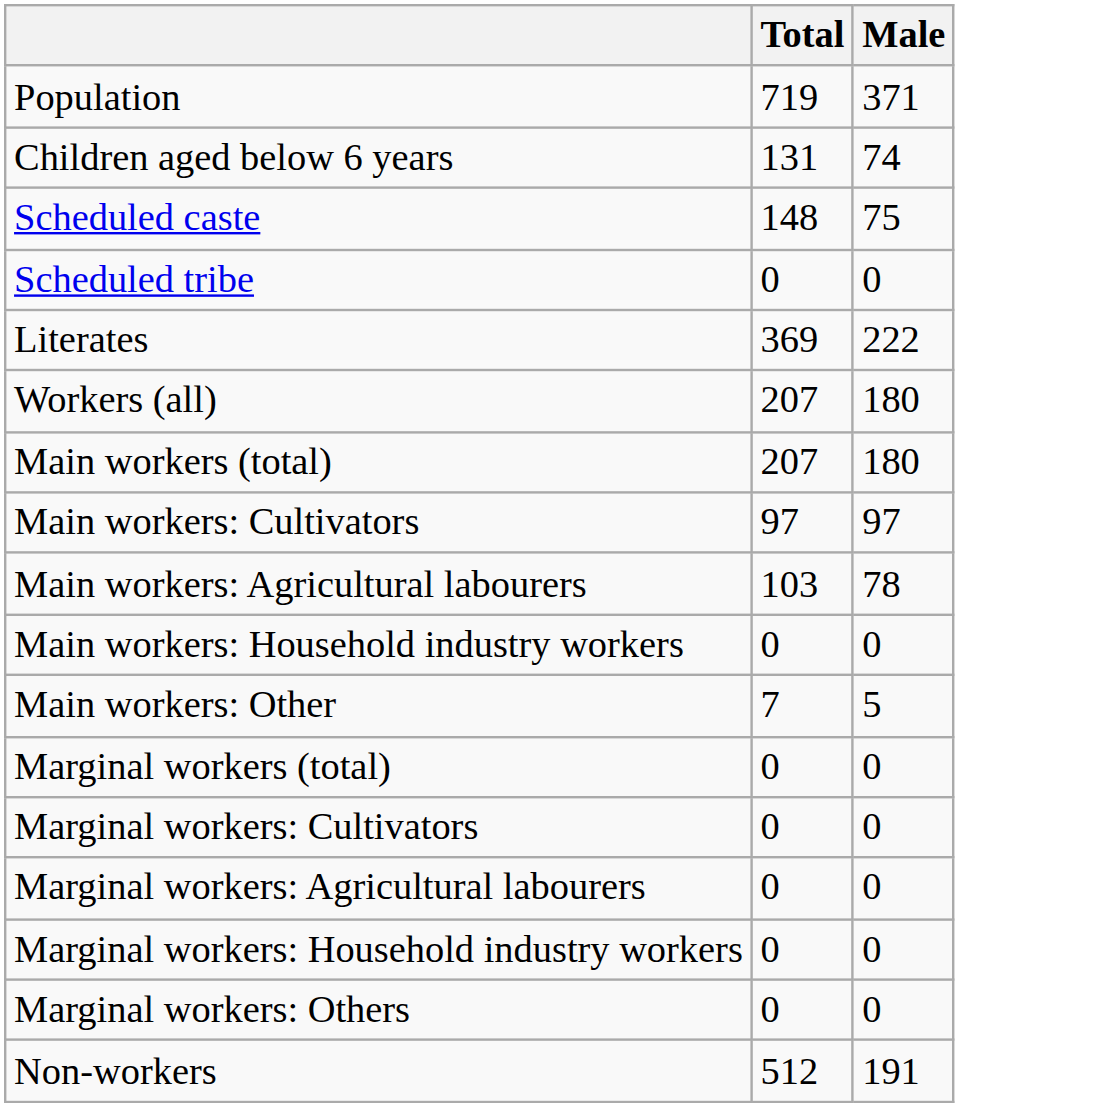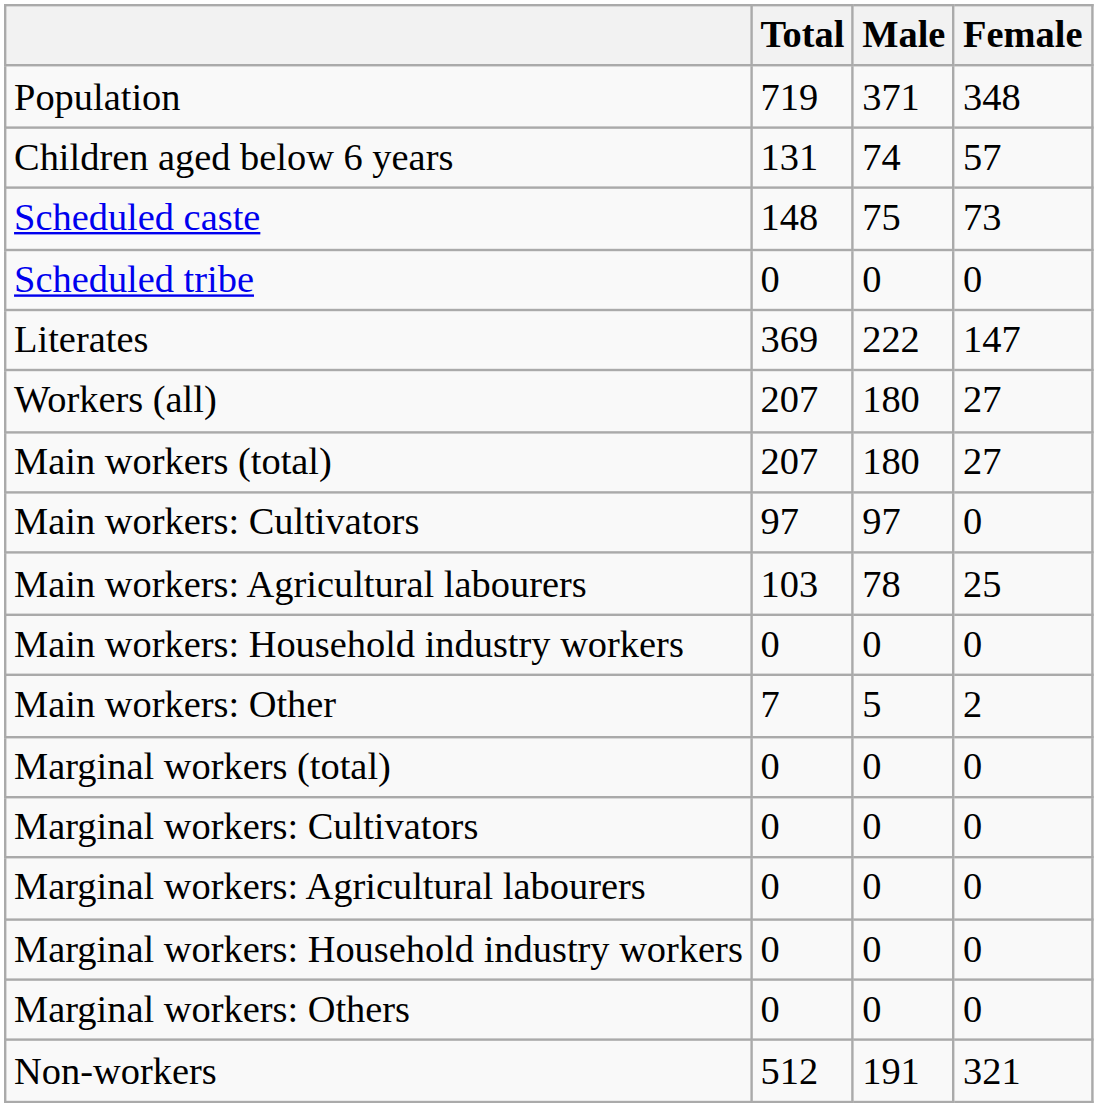+ column: (1023, 34)
